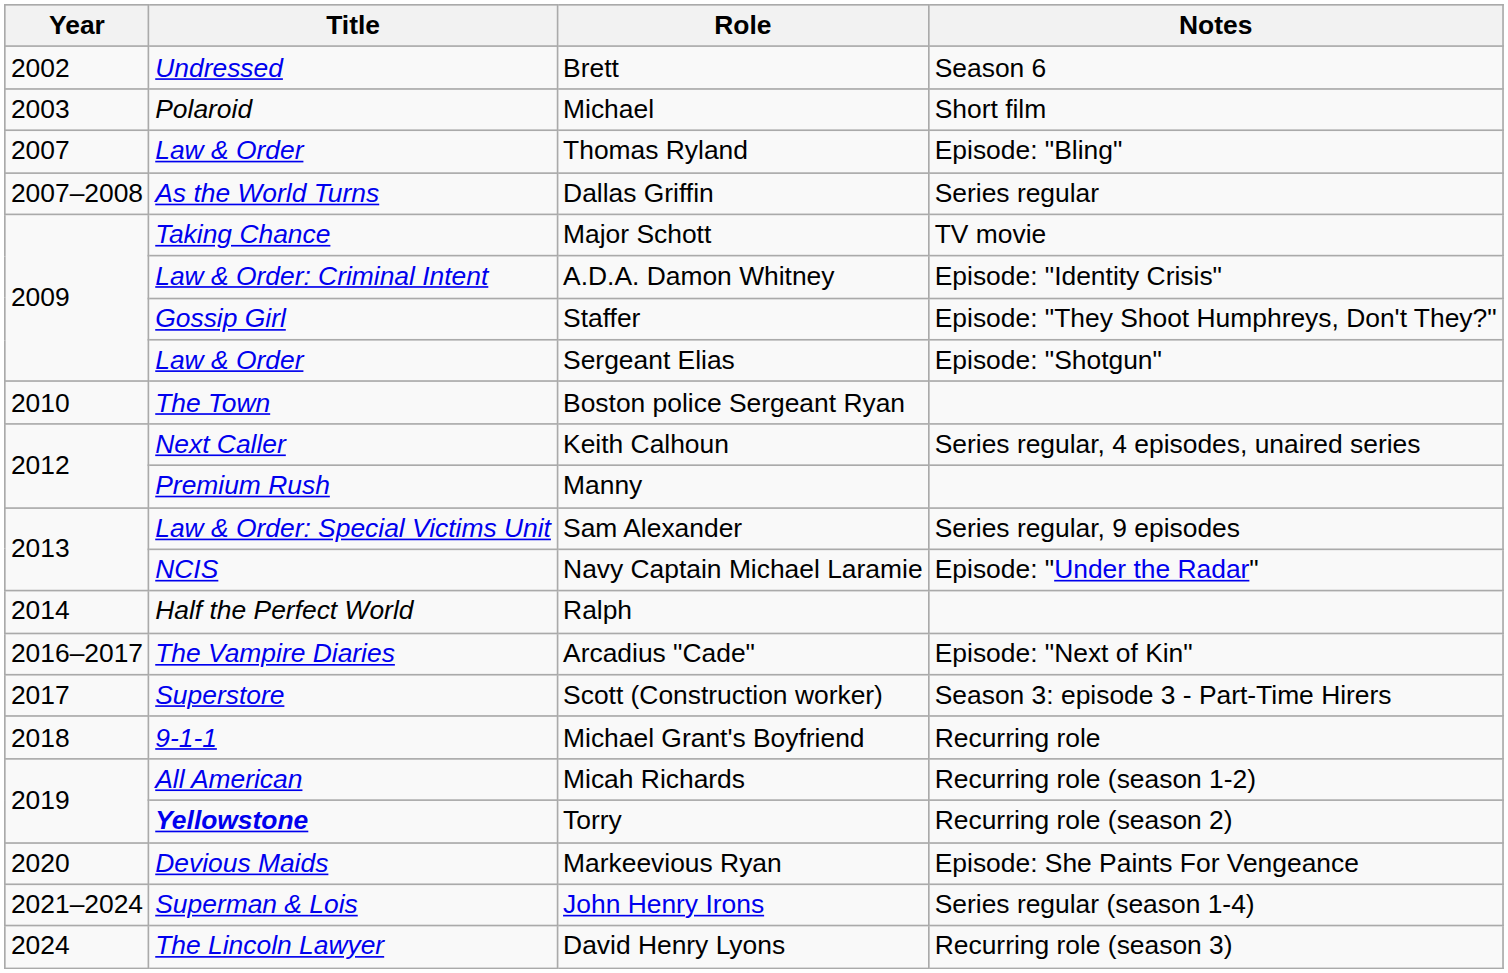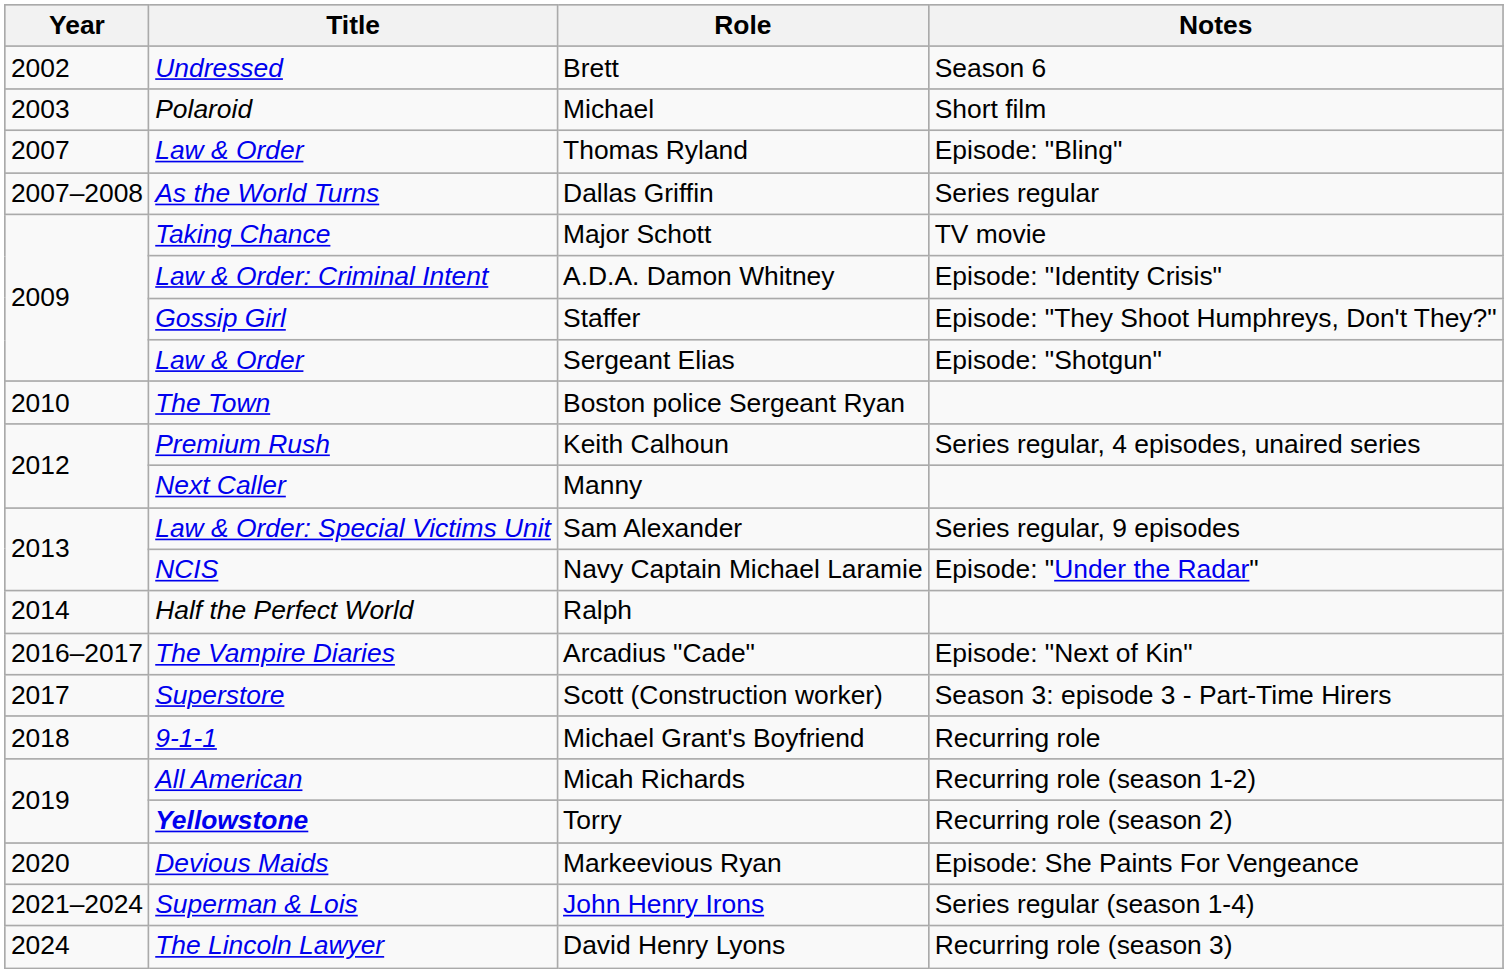(221, 444) Next Caller -> (243, 444) Premium Rush
(243, 485) Premium Rush -> (221, 485) Next Caller
